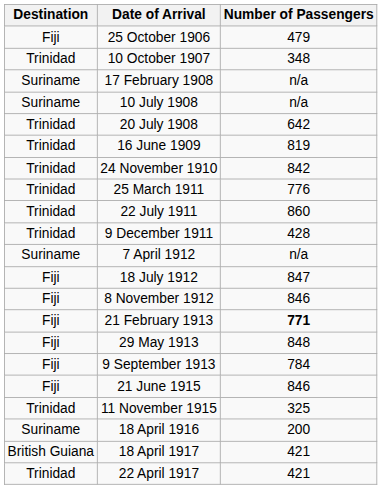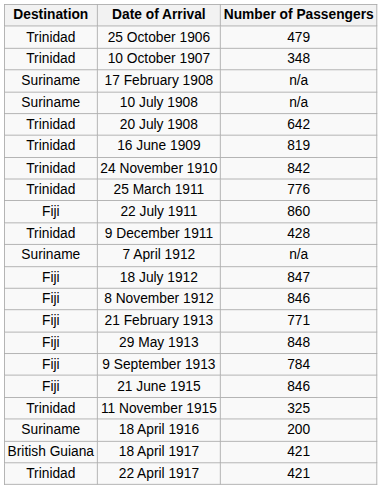(51, 37) Fiji -> (51, 37) Trinidad
(51, 211) Trinidad -> (51, 211) Fiji
(299, 320) bold -> (299, 320) normal
